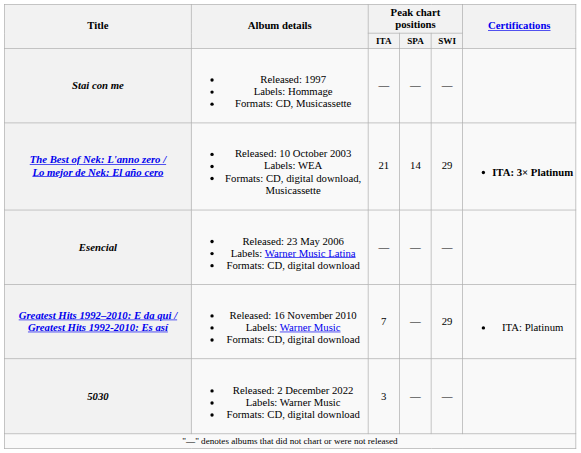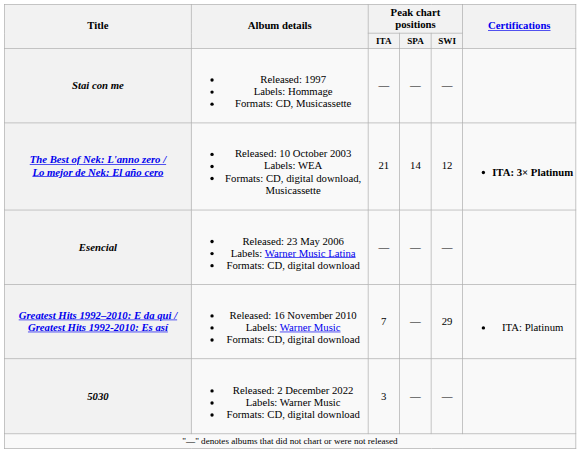(447, 166) 29 -> (447, 166) 12
